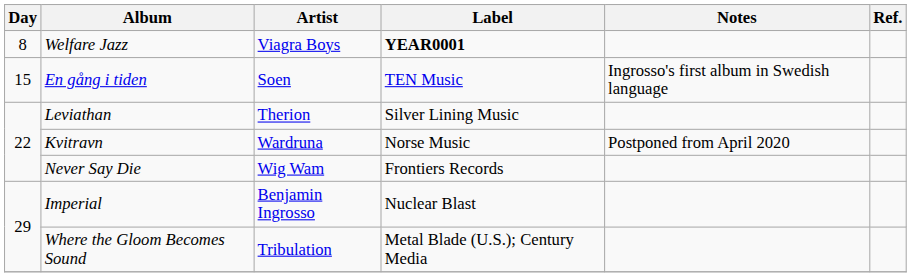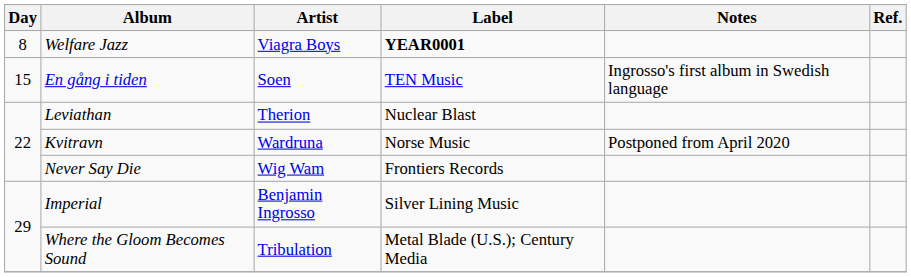(452, 115) Silver Lining Music -> (430, 115) Nuclear Blast
(430, 204) Nuclear Blast -> (452, 204) Silver Lining Music
